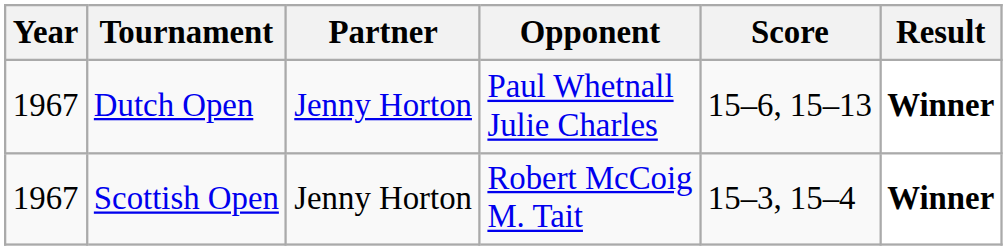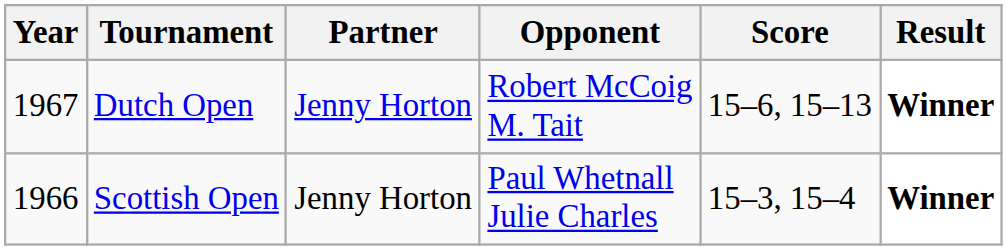(581, 105) Paul Whetnall Julie Charles -> (590, 105) Robert McCoig M. Tait
(46, 198) 1967 -> (46, 198) 1966
(590, 198) Robert McCoig M. Tait -> (581, 198) Paul Whetnall Julie Charles
